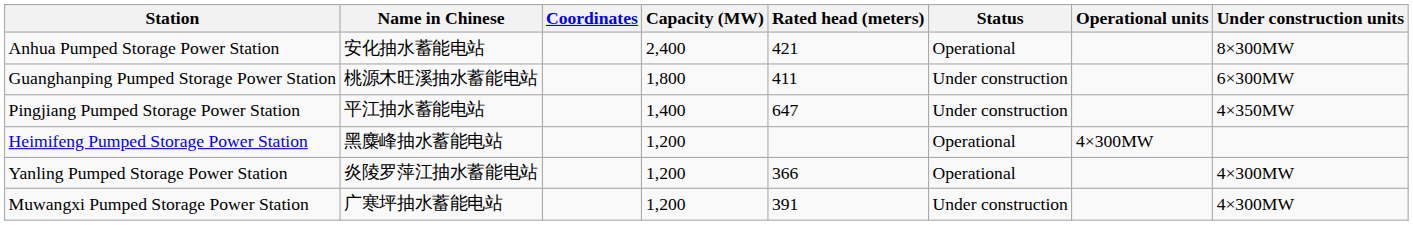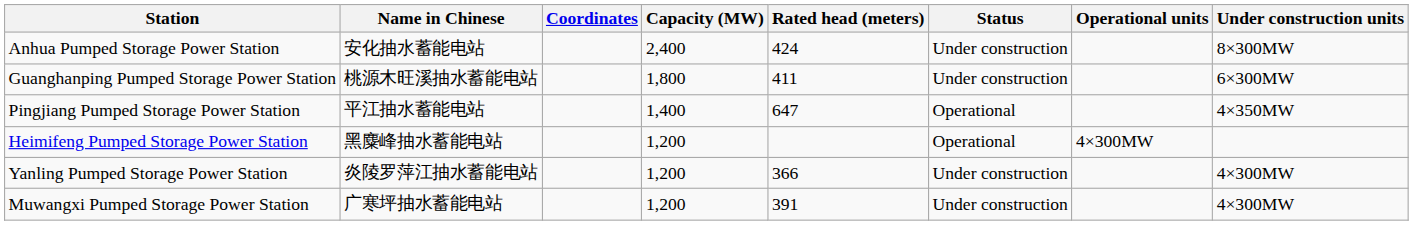(785, 48) 421 -> (785, 48) 424
(974, 48) Operational -> (1000, 48) Under construction
(1000, 110) Under construction -> (974, 110) Operational
(974, 172) Operational -> (1000, 172) Under construction
